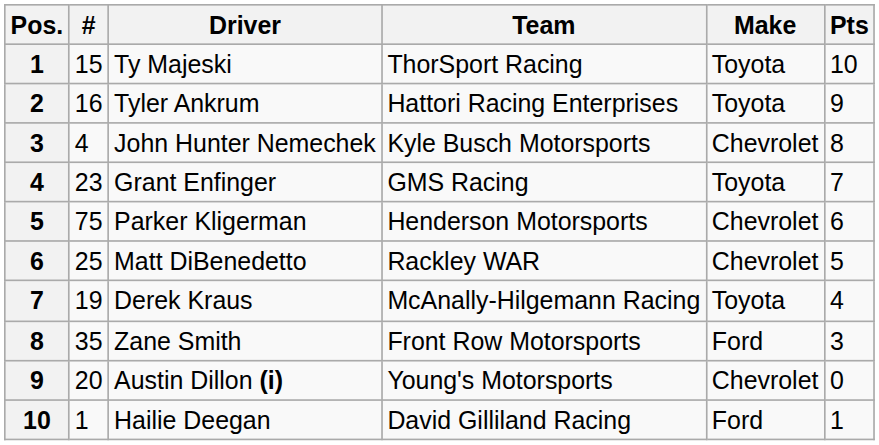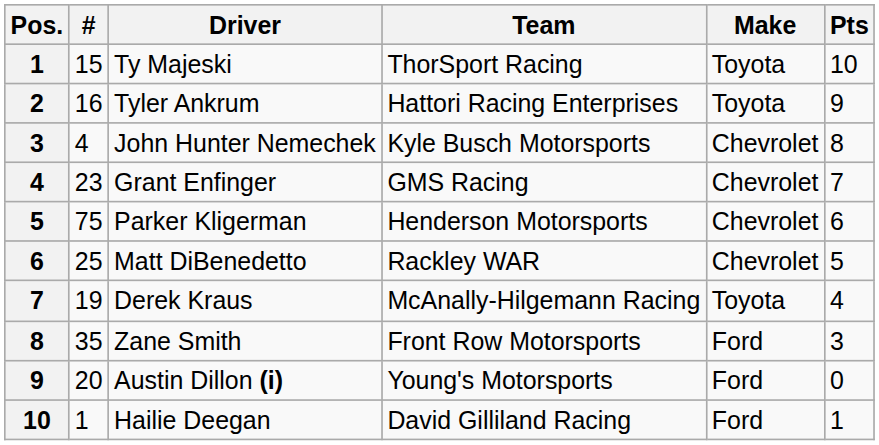(749, 183) Toyota -> (765, 183) Chevrolet
(765, 380) Chevrolet -> (737, 380) Ford
